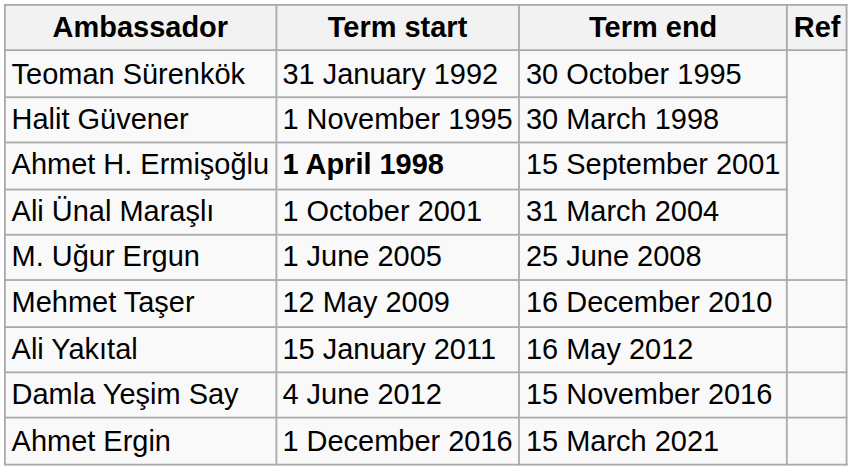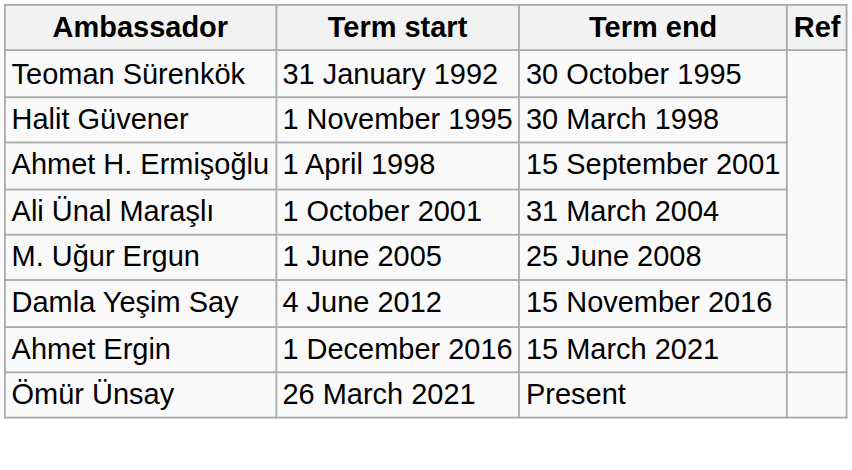(363, 165) bold -> (359, 165) normal
- row: (103, 303)
- row: (75, 348)
+ row: (93, 394)
